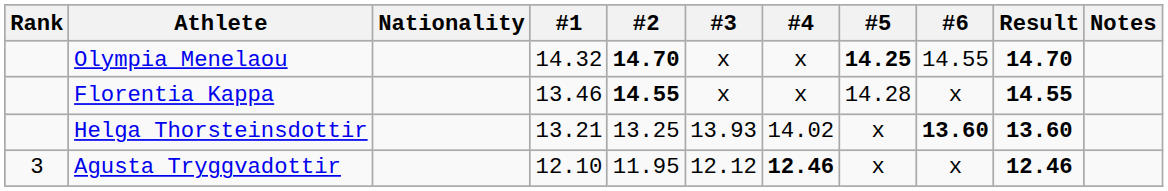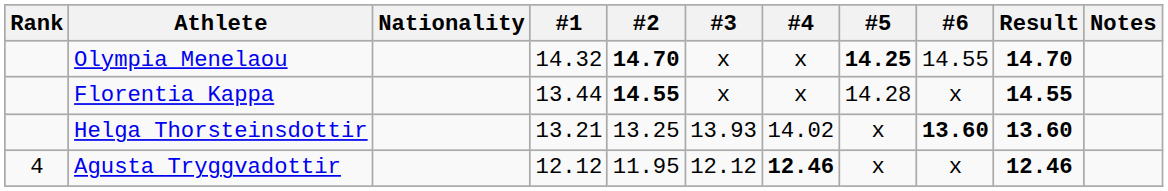(569, 95) 13.46 -> (569, 95) 13.44
(37, 168) 3 -> (37, 168) 4
(569, 168) 12.10 -> (569, 168) 12.12
